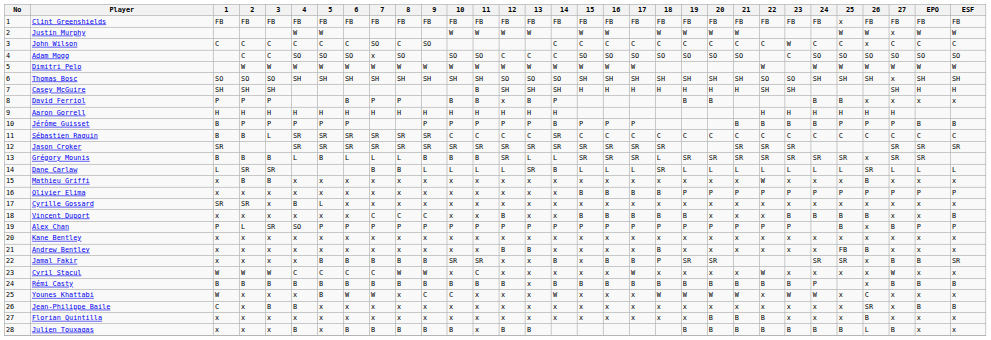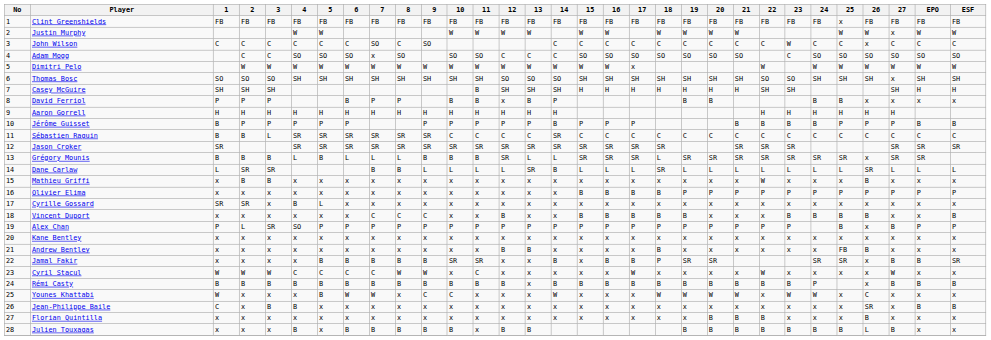(633, 67) W -> (633, 67) x
